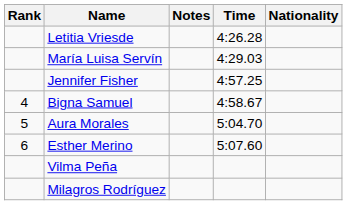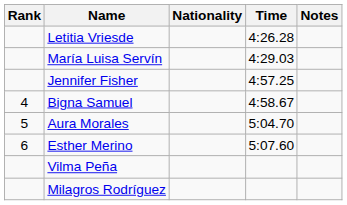columns swapped: (304, 15) <-> (191, 15)
